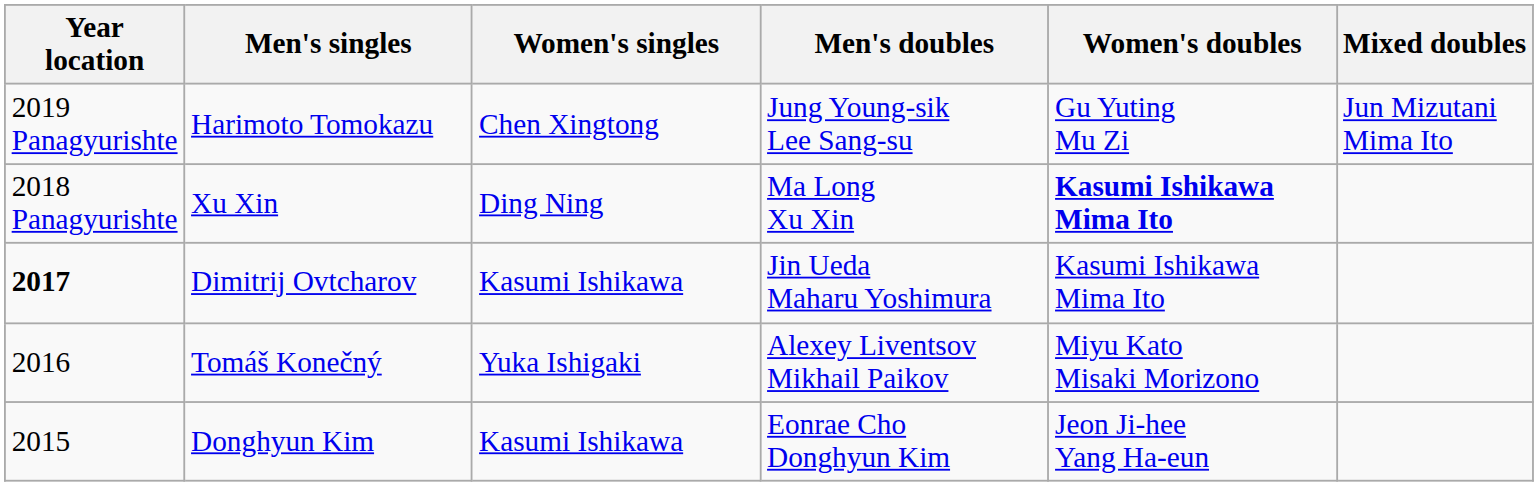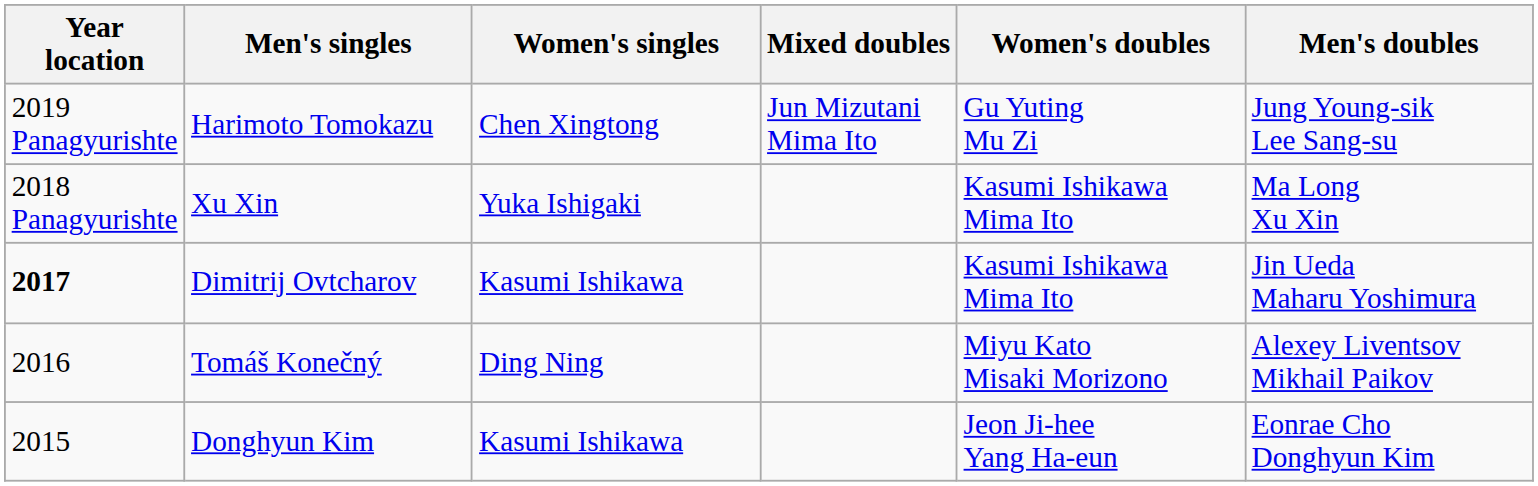columns swapped: (904, 44) <-> (1435, 44)
(541, 202) Ding Ning -> (560, 202) Yuka Ishigaki
(1164, 202) bold -> (1066, 202) normal
(560, 361) Yuka Ishigaki -> (541, 361) Ding Ning
